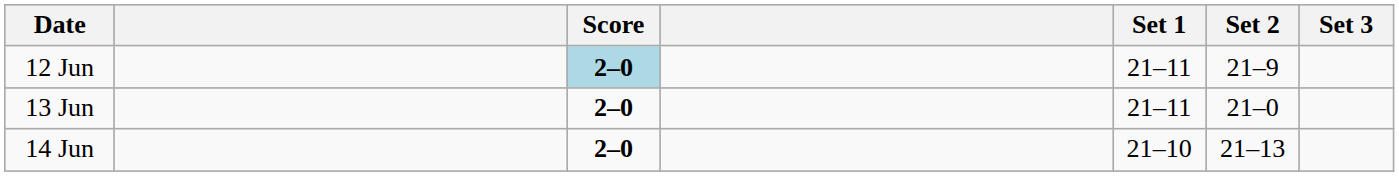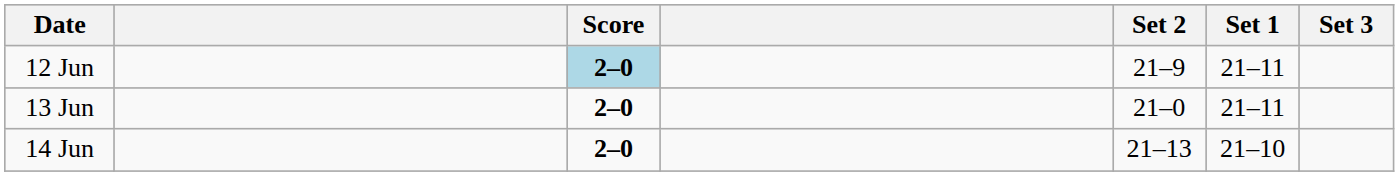columns swapped: (1159, 25) <-> (1253, 25)
